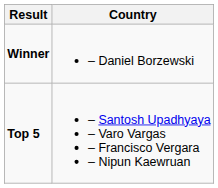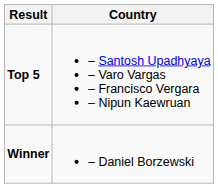rows swapped: (28, 54) <-> (23, 133)
